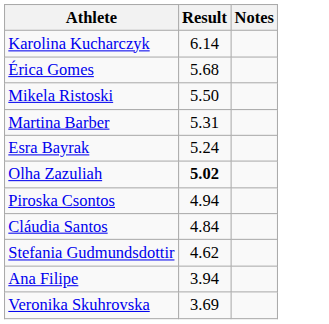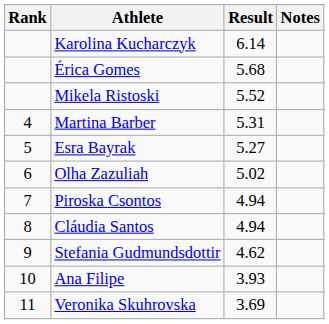+ column: (28, 17)
(204, 95) 5.50 -> (251, 95) 5.52
(204, 148) 5.24 -> (251, 148) 5.27
(204, 174) bold -> (251, 174) normal
(204, 226) 4.84 -> (251, 226) 4.94
(204, 278) 3.94 -> (251, 278) 3.93
